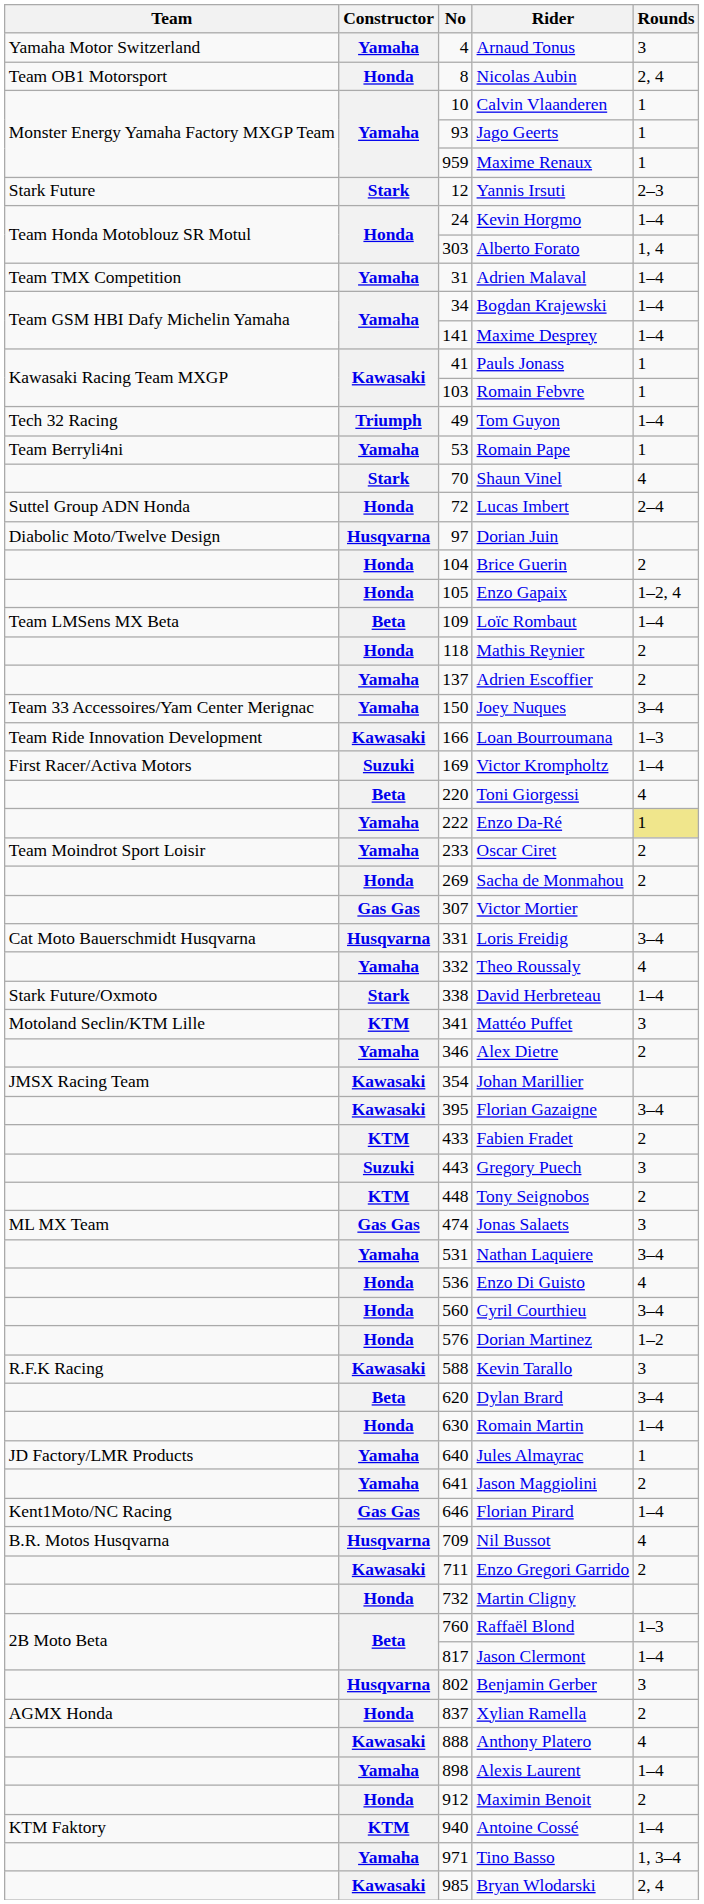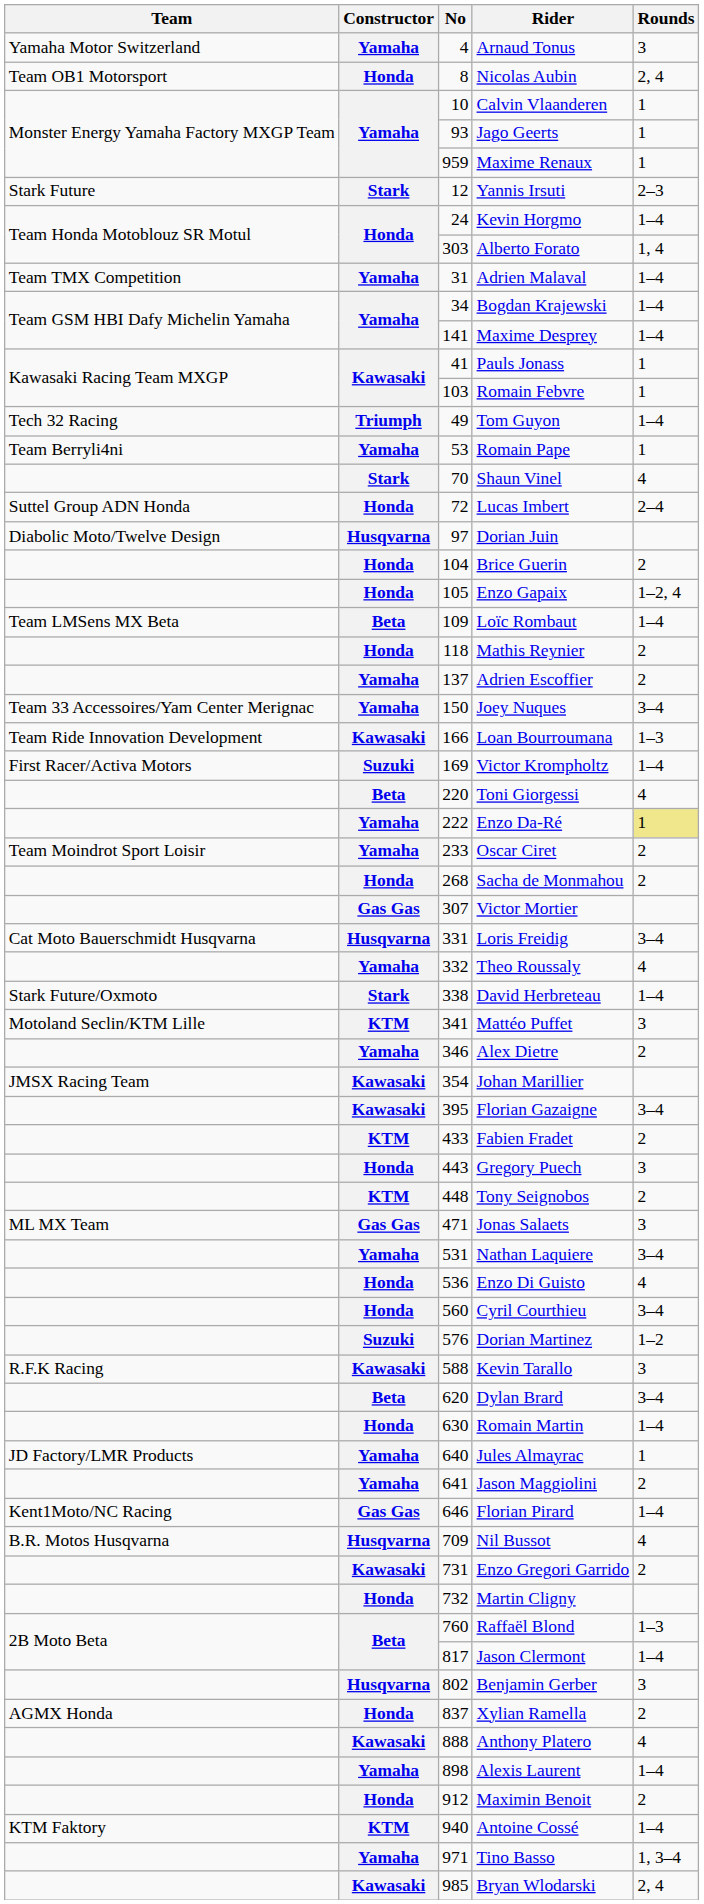(455, 880) 269 -> (455, 880) 268
(389, 1167) Suzuki -> (389, 1167) Honda
(455, 1224) 474 -> (455, 1224) 471
(389, 1339) Honda -> (389, 1339) Suzuki
(456, 1569) 711 -> (455, 1569) 731
